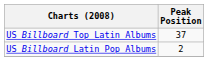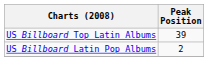(181, 35) 37 -> (181, 35) 39
